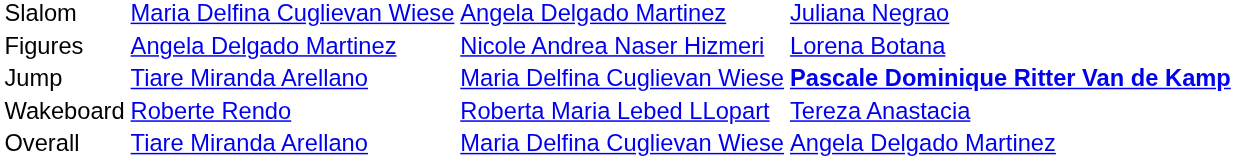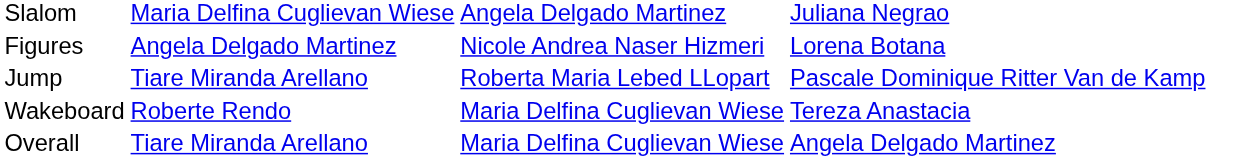(622, 78) Maria Delfina Cuglievan Wiese -> (615, 78) Roberta Maria Lebed LLopart
(1010, 78) bold -> (998, 78) normal
(615, 111) Roberta Maria Lebed LLopart -> (622, 111) Maria Delfina Cuglievan Wiese
